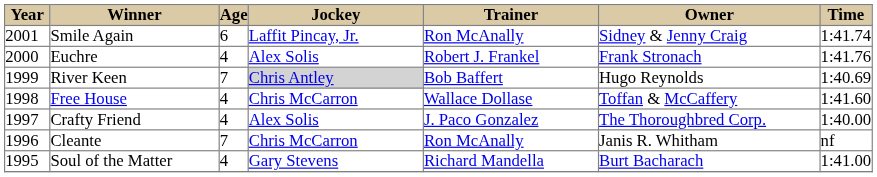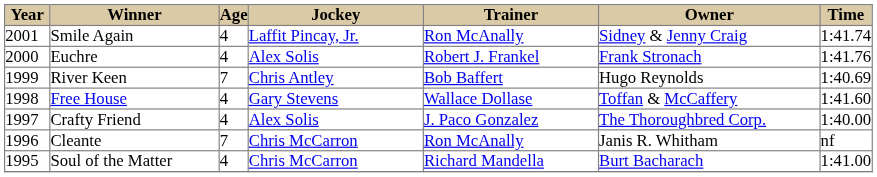(224, 35) 6 -> (224, 35) 4
(291, 77) lightgrey background -> (291, 77) no background
(303, 98) Chris McCarron -> (293, 98) Gary Stevens
(293, 161) Gary Stevens -> (303, 161) Chris McCarron
